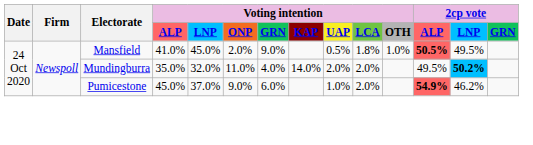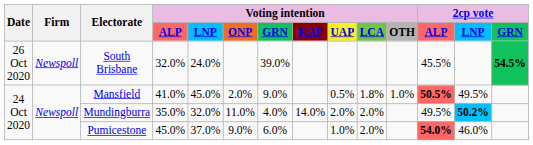+ row: (117, 63)
(432, 86) 54.9% -> (436, 130) 54.0%
(469, 86) 46.2% -> (473, 130) 46.0%
